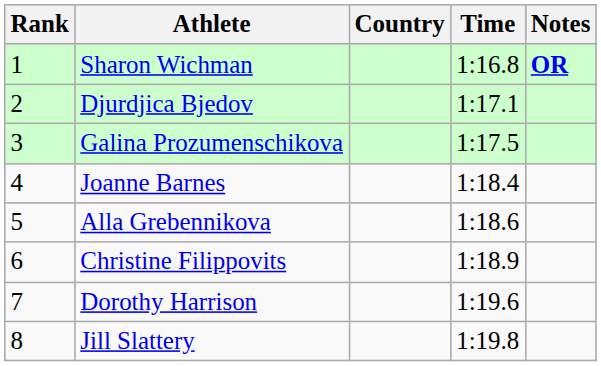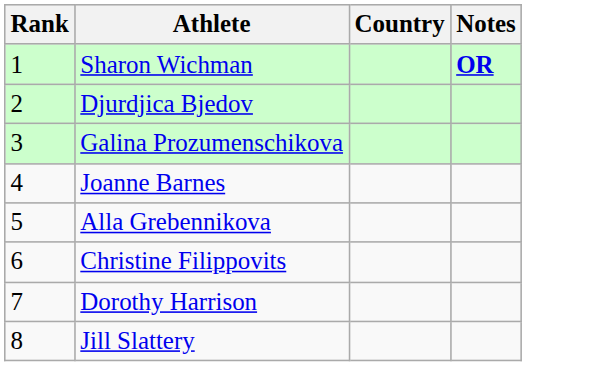- column: (488, 24)
